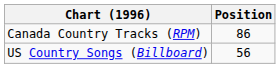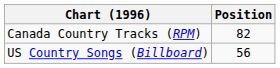(243, 34) 86 -> (243, 34) 82
